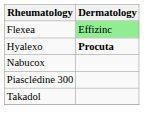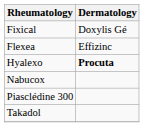+ row: (21, 29)
(95, 29) lightgreen background -> (95, 46) no background
